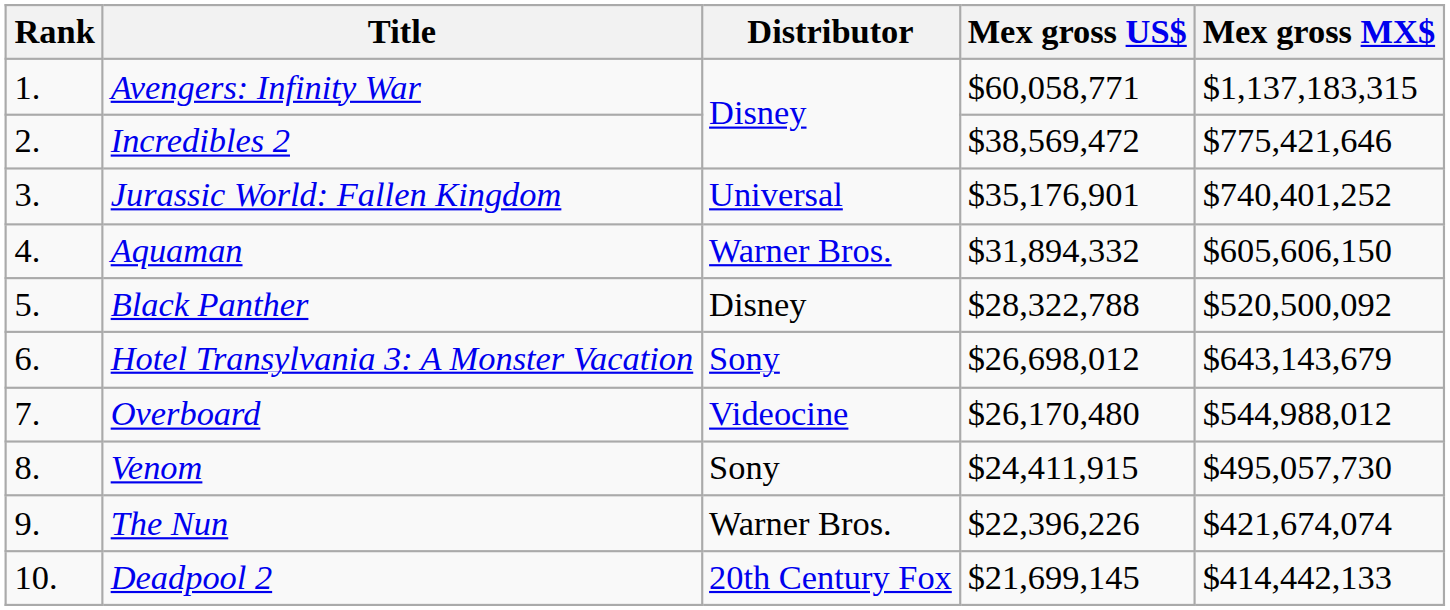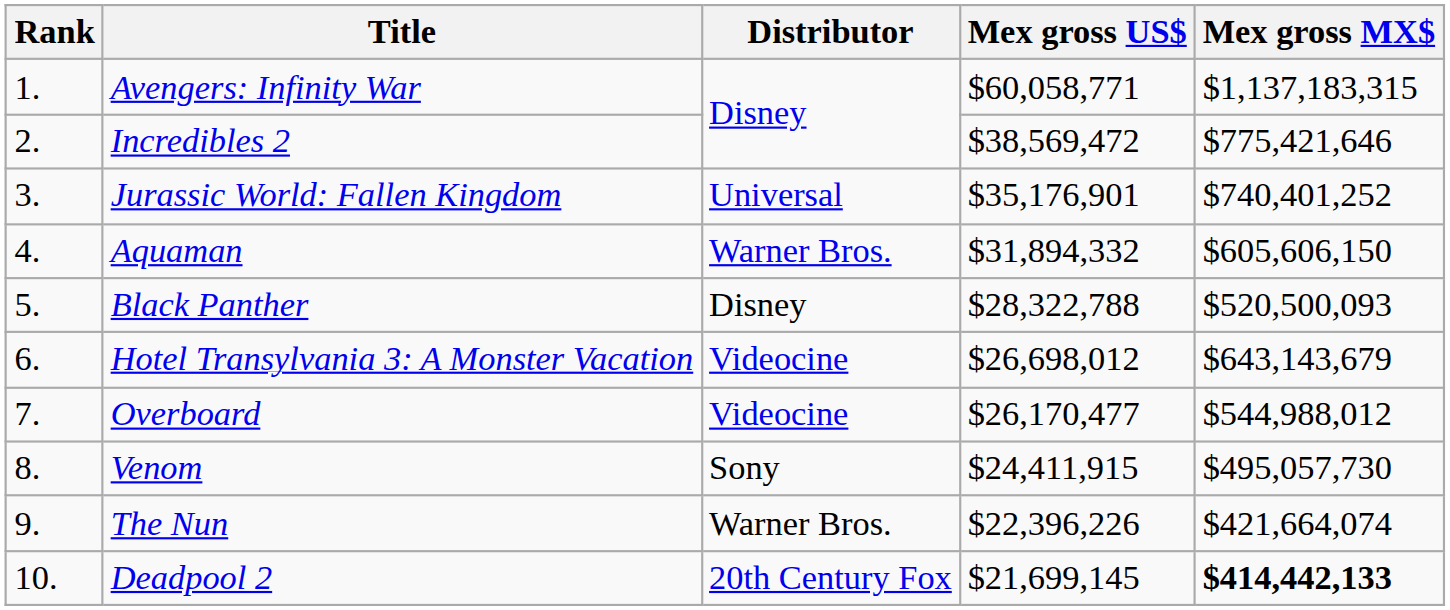(1297, 304) $520,500,092 -> (1297, 304) $520,500,093
(744, 359) Sony -> (779, 359) Videocine
(1054, 413) $26,170,480 -> (1054, 413) $26,170,477
(1297, 522) $421,674,074 -> (1297, 522) $421,664,074
(1297, 577) normal -> (1297, 577) bold
